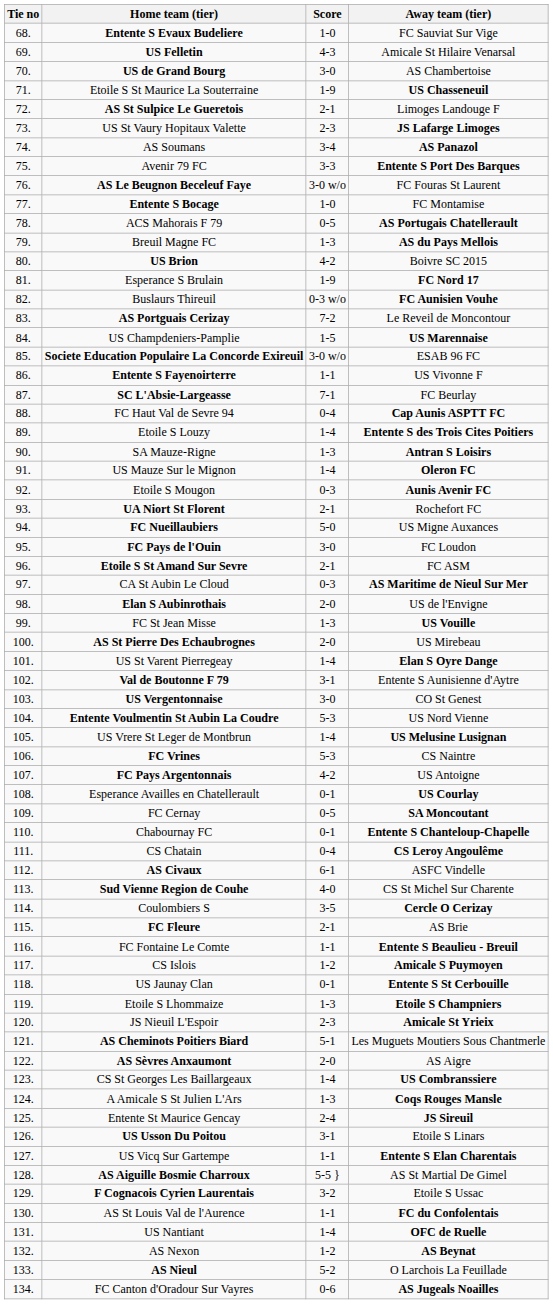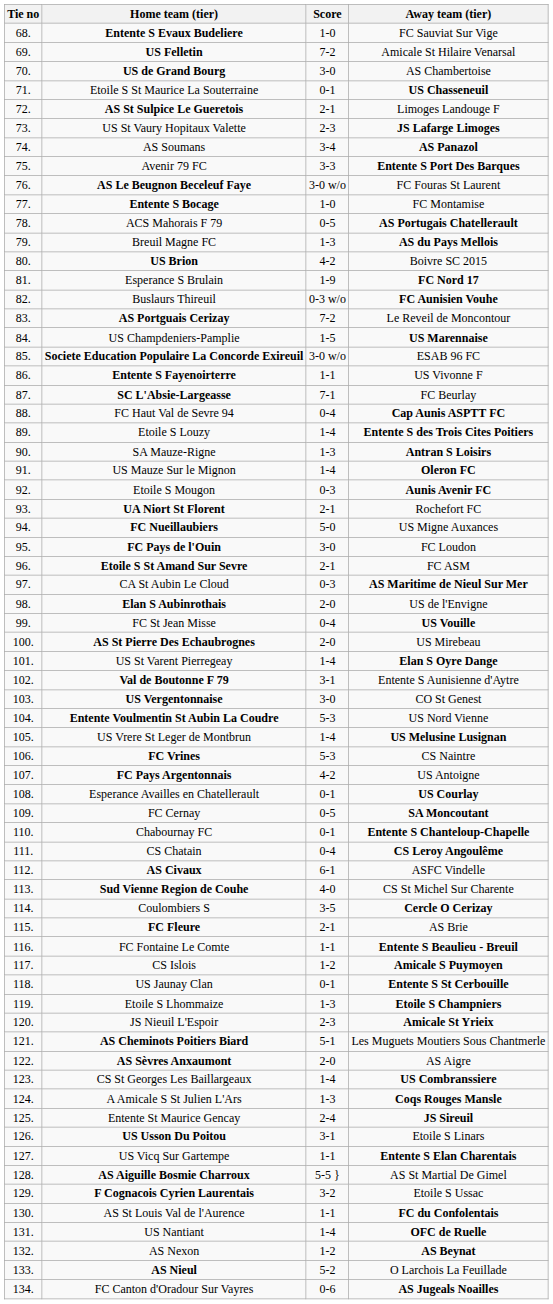(327, 52) 4-3 -> (327, 52) 7-2
(327, 90) 1-9 -> (327, 90) 0-1
(327, 623) 1-3 -> (327, 623) 0-4
